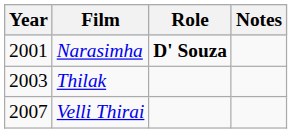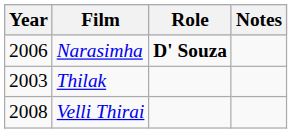(28, 50) 2001 -> (28, 50) 2006
(28, 111) 2007 -> (28, 111) 2008
